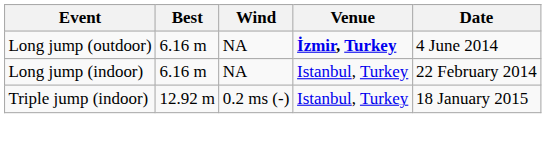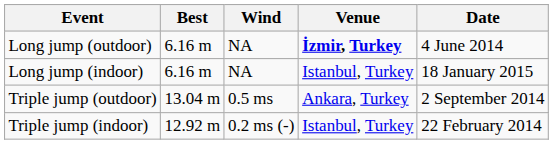(476, 71) 22 February 2014 -> (477, 71) 18 January 2015
+ row: (83, 98)
(472, 98) 18 January 2015 -> (481, 125) 22 February 2014
